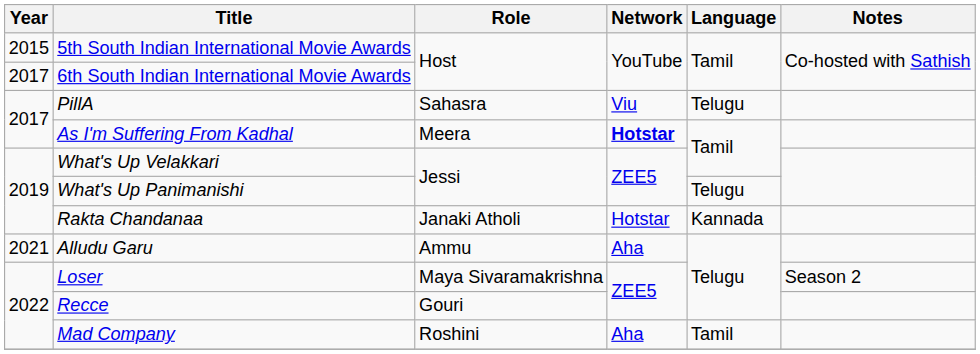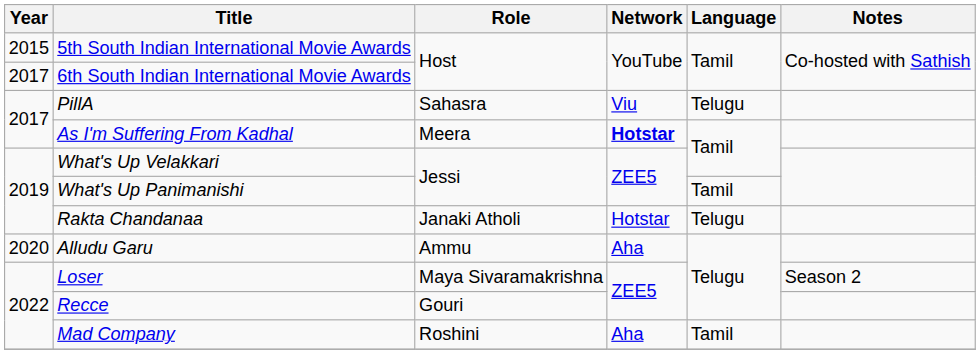(718, 190) Telugu -> (712, 190) Tamil
(727, 219) Kannada -> (718, 219) Telugu
(29, 248) 2021 -> (29, 248) 2020
